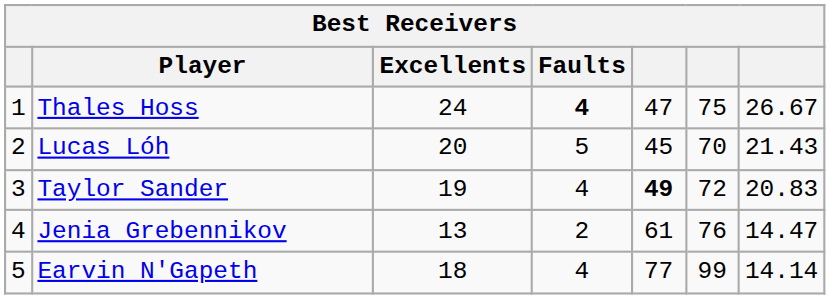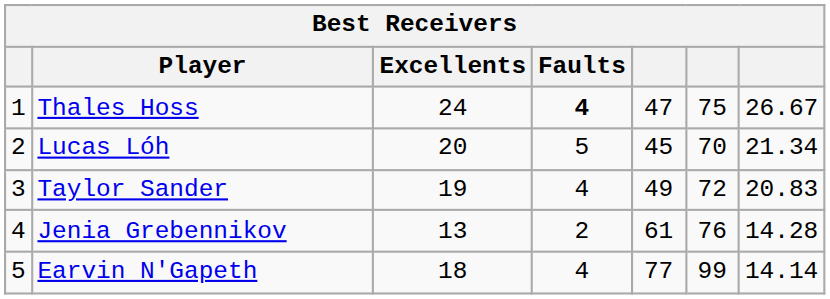(782, 149) 21.43 -> (782, 149) 21.34
(659, 190) bold -> (659, 190) normal
(782, 231) 14.47 -> (782, 231) 14.28
